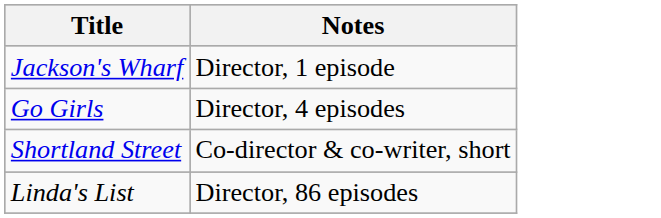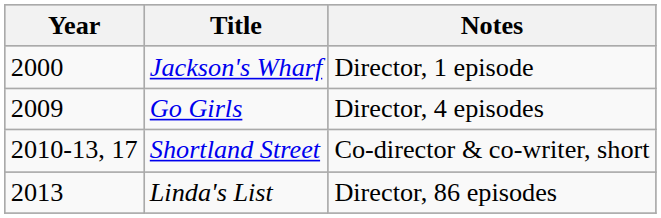+ column: (74, 25)
